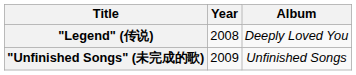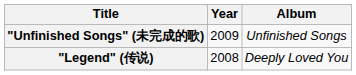rows swapped: (106, 35) <-> (106, 58)
